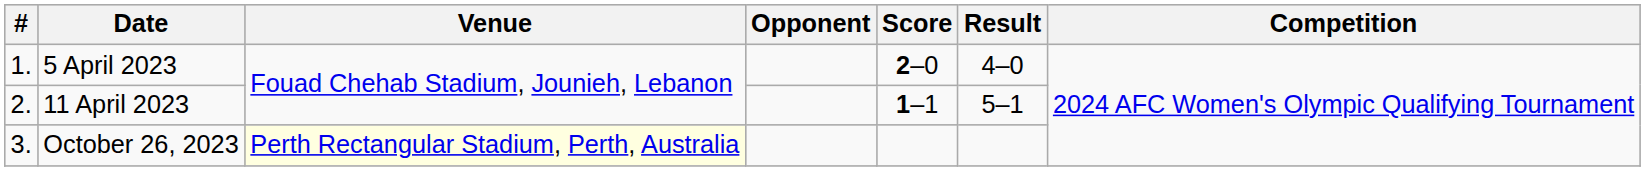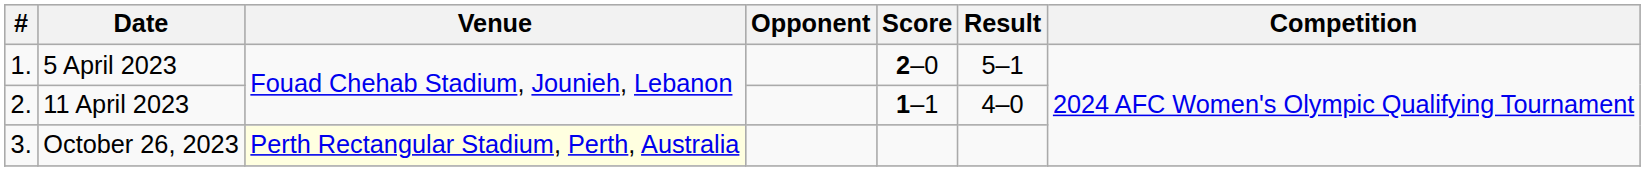(1003, 64) 4–0 -> (1003, 64) 5–1
(1003, 104) 5–1 -> (1003, 104) 4–0
